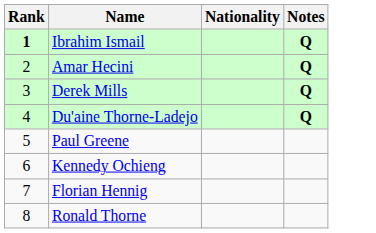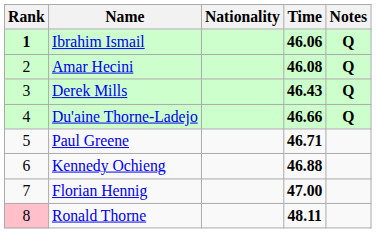+ column: (305, 16)
(26, 215) no background -> (26, 215) pink background
